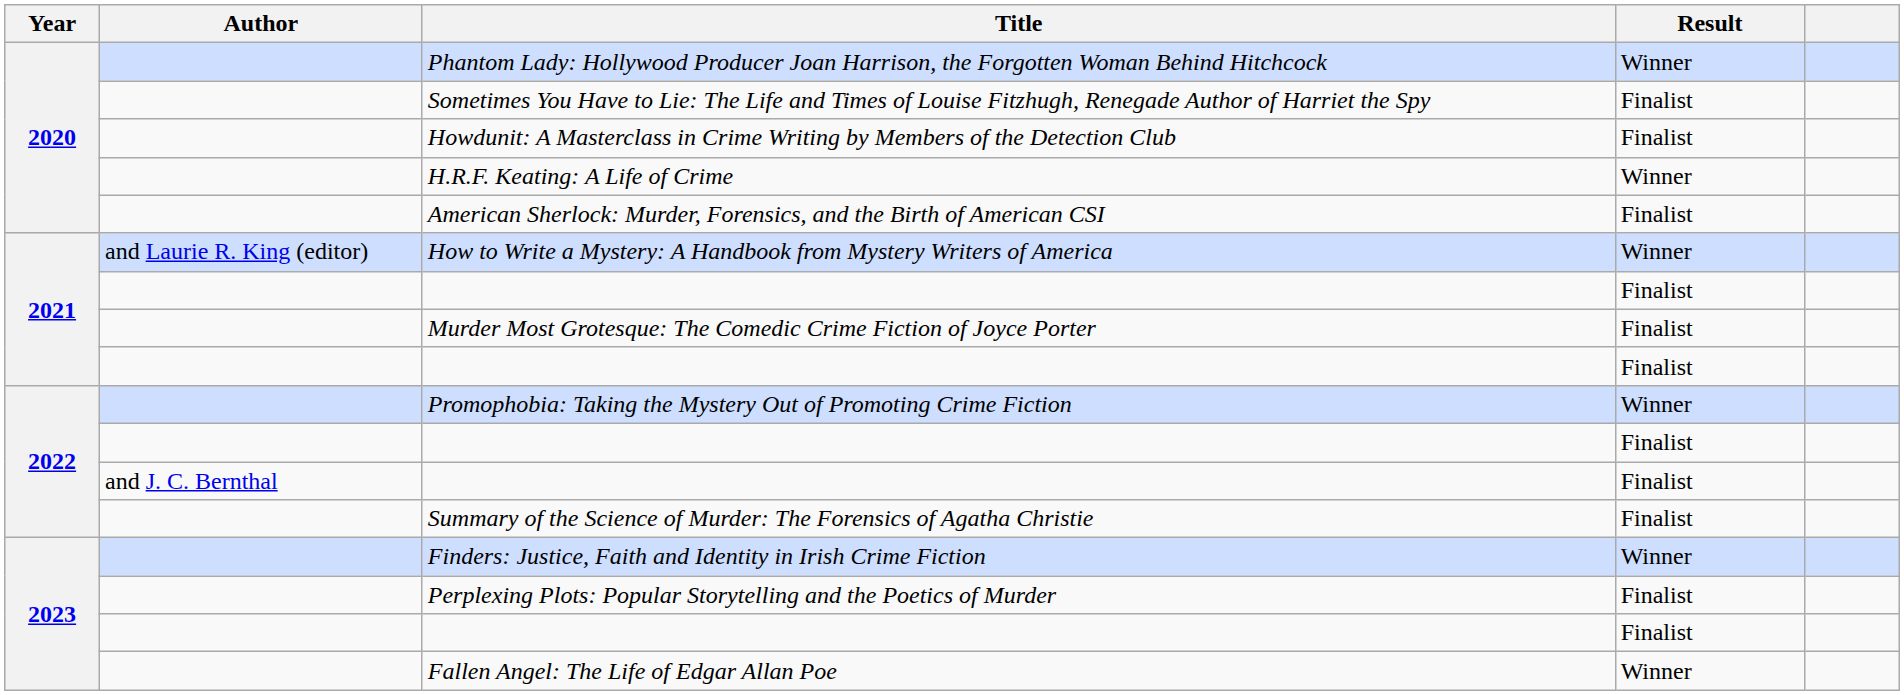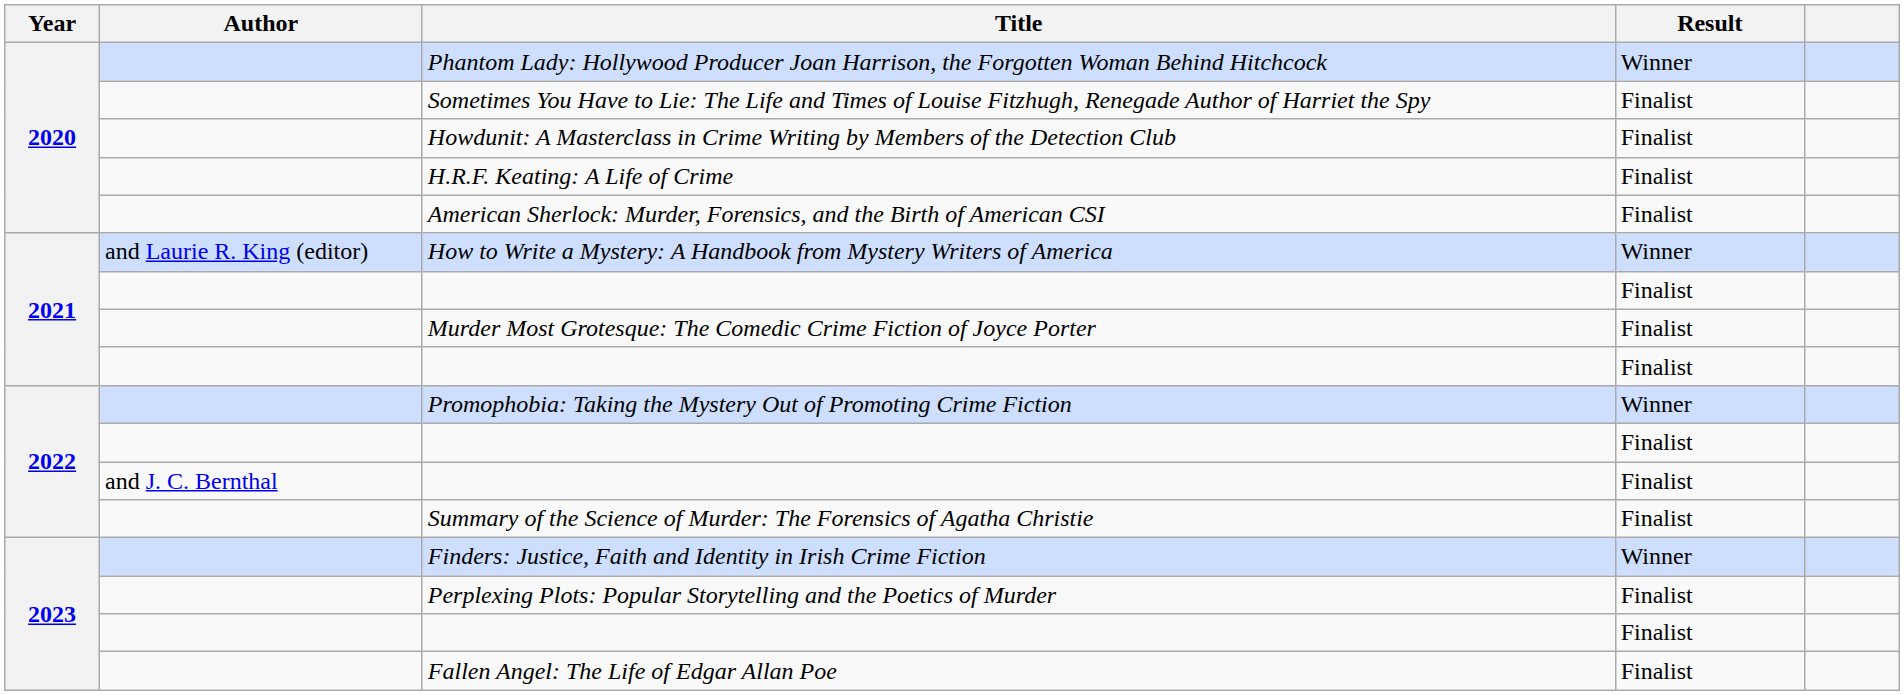(1656, 175) Winner -> (1657, 175) Finalist
(1656, 670) Winner -> (1657, 670) Finalist
